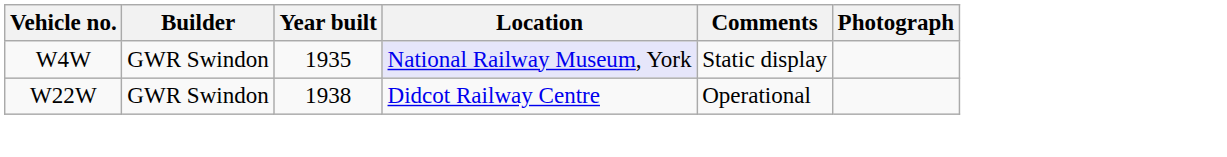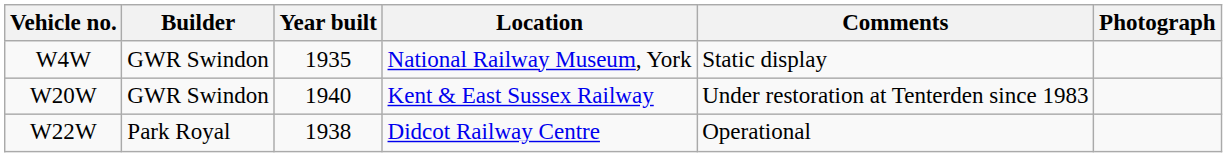(540, 59) lavender background -> (540, 59) no background
+ row: (63, 95)
(198, 95) GWR Swindon -> (179, 132) Park Royal
